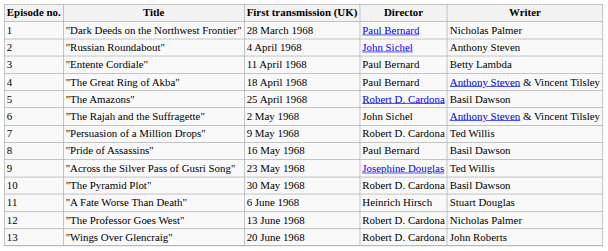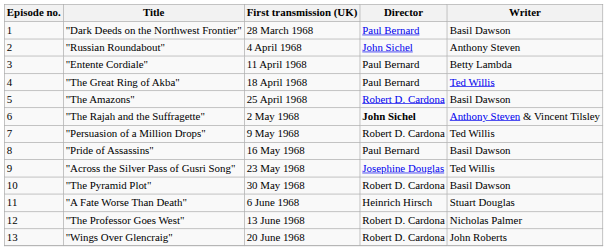(486, 30) Nicholas Palmer -> (480, 30) Basil Dawson
(525, 82) Anthony Steven & Vincent Tilsley -> (472, 82) Ted Willis
(388, 116) normal -> (389, 116) bold
